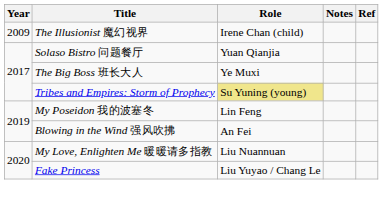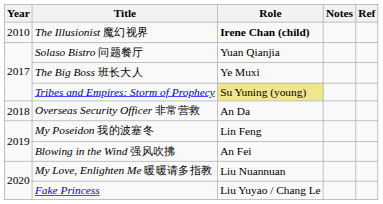(18, 32) 2009 -> (18, 32) 2010
(262, 32) normal -> (265, 32) bold
+ row: (118, 110)
